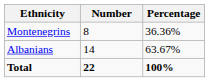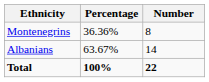columns swapped: (112, 13) <-> (174, 13)
